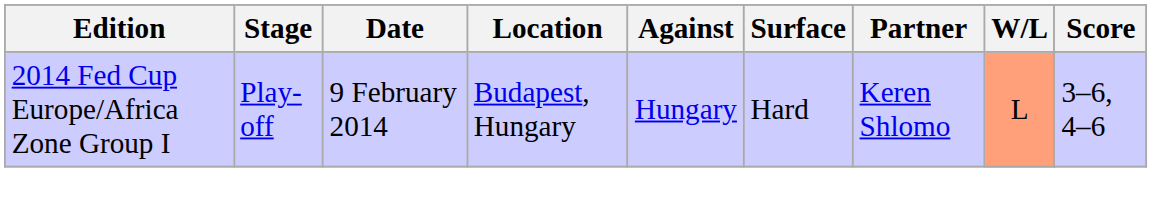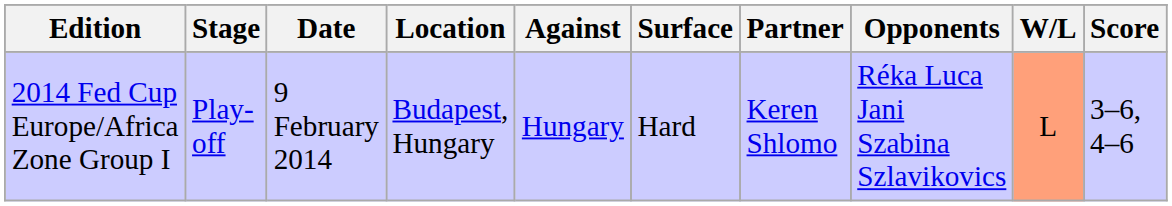+ column: (932, 27)
